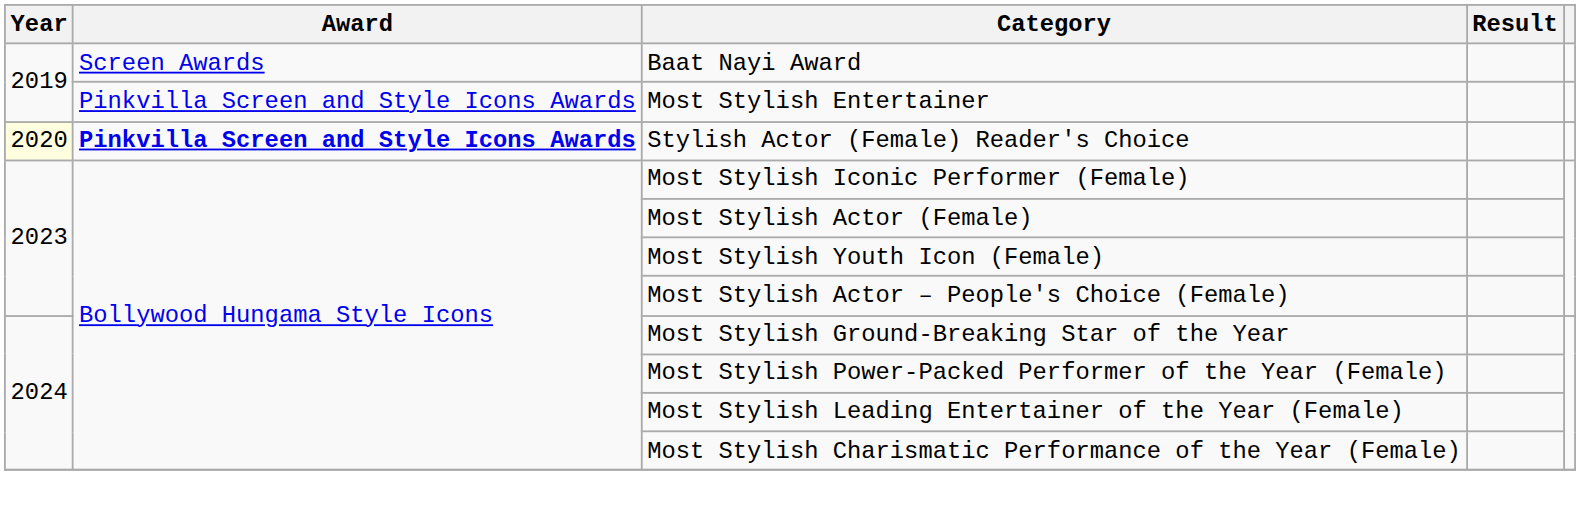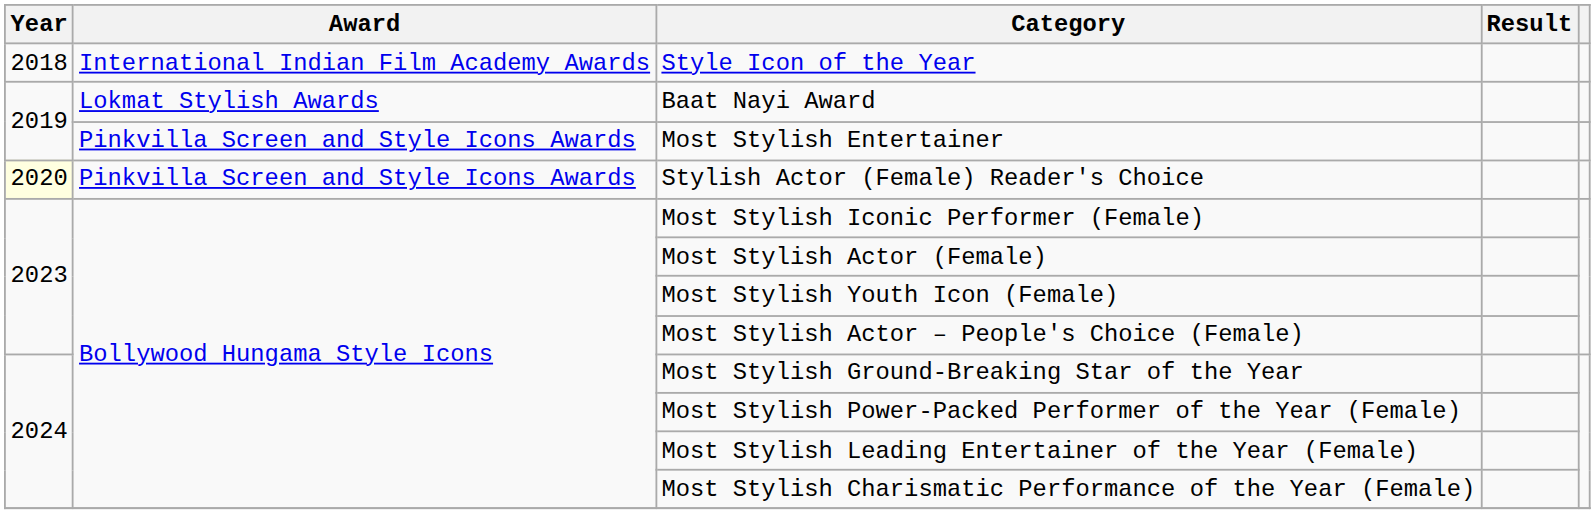+ row: (818, 63)
(172, 63) Screen Awards -> (229, 102) Lokmat Stylish Awards
(357, 141) bold -> (357, 179) normal
